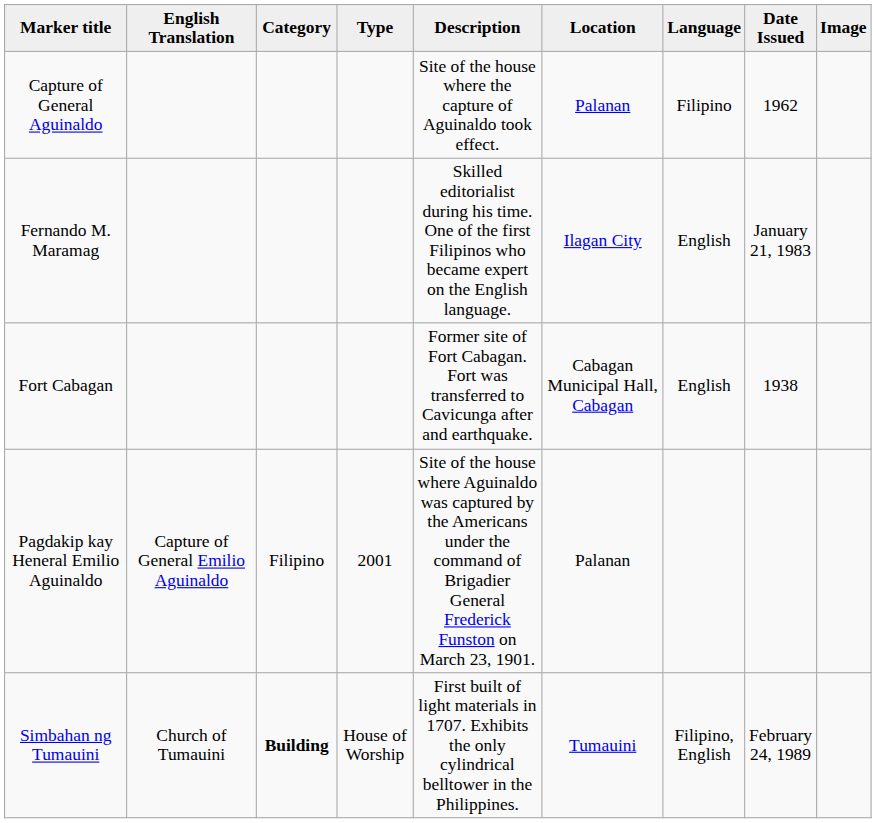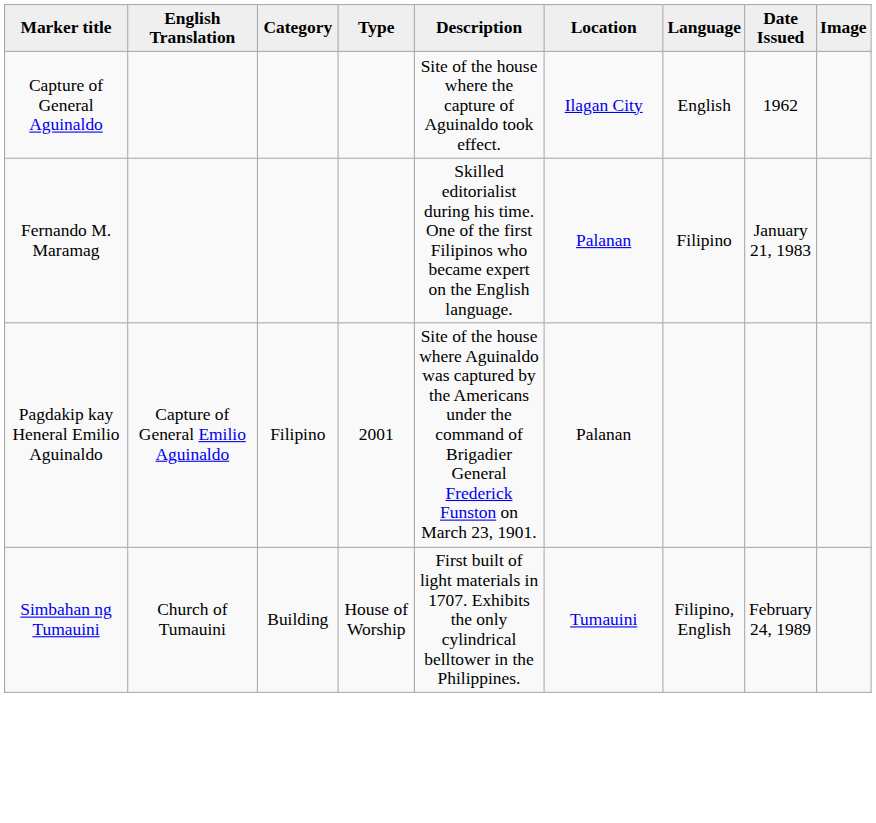(603, 104) Palanan -> (604, 104) Ilagan City
(704, 104) Filipino -> (704, 104) English
(603, 240) Ilagan City -> (604, 240) Palanan
(704, 240) English -> (704, 240) Filipino
- row: (66, 385)
(297, 745) bold -> (298, 619) normal
